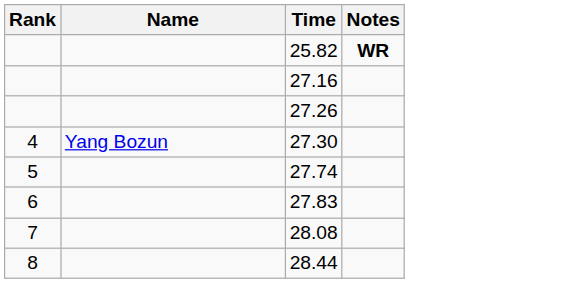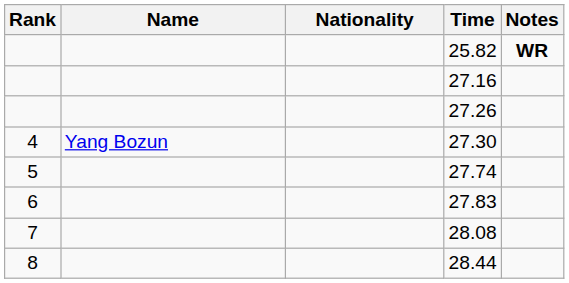+ column: (365, 19)
